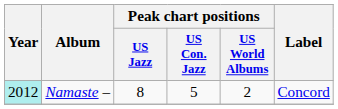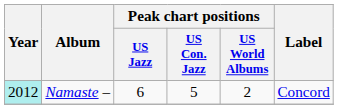(140, 92) 8 -> (140, 92) 6
